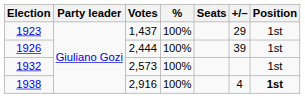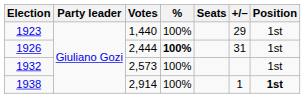(143, 31) 1,437 -> (143, 31) 1,440
(177, 48) normal -> (177, 48) bold
(240, 48) 39 -> (240, 48) 31
(143, 84) 2,916 -> (143, 84) 2,914
(240, 84) 4 -> (240, 84) 1
